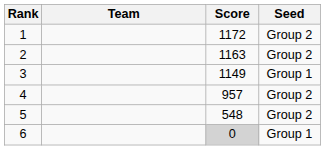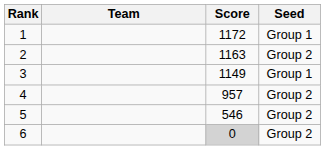(289, 34) Group 2 -> (289, 34) Group 1
(232, 114) 548 -> (232, 114) 546
(289, 134) Group 1 -> (289, 134) Group 2
